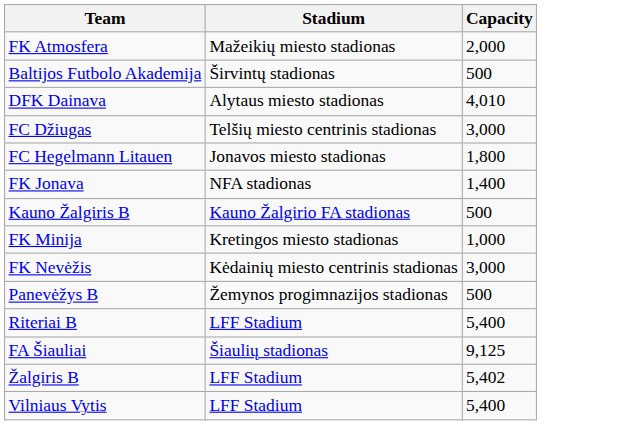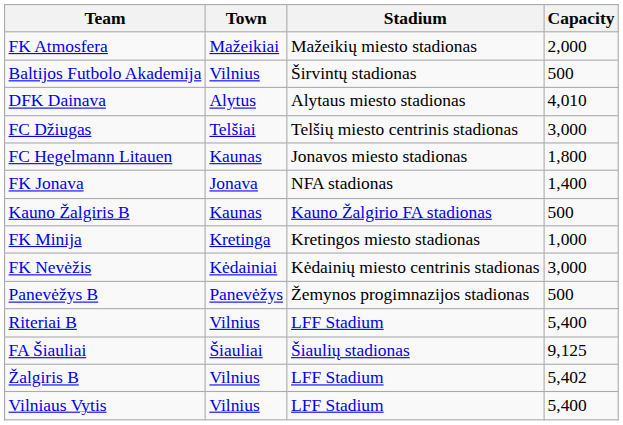+ column: (246, 18)
